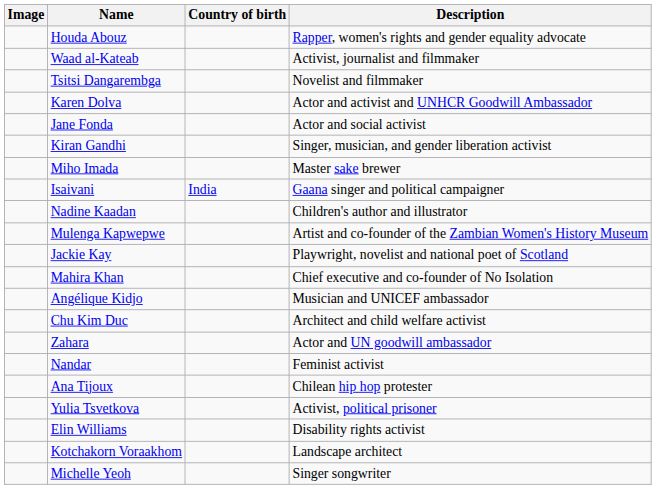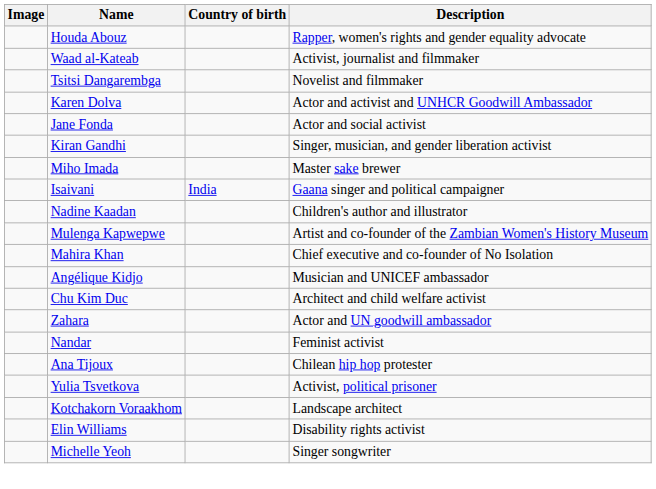- row: (81, 255)
rows swapped: (116, 451) <-> (89, 430)
